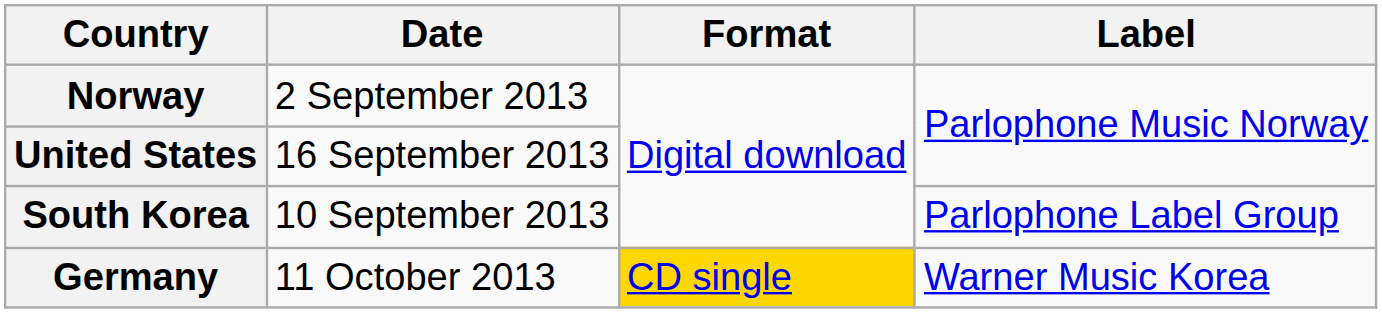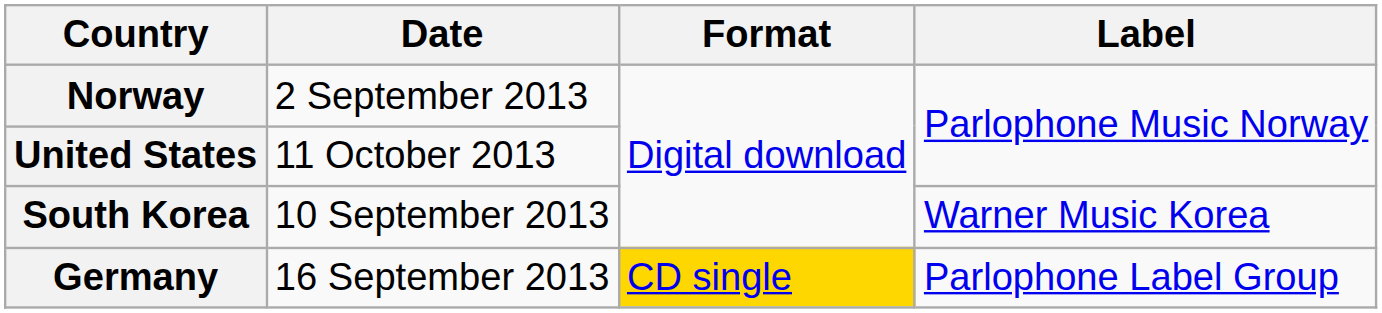(442, 155) 16 September 2013 -> (415, 155) 11 October 2013
(1131, 215) Parlophone Label Group -> (1097, 215) Warner Music Korea
(415, 276) 11 October 2013 -> (442, 276) 16 September 2013
(1097, 276) Warner Music Korea -> (1131, 276) Parlophone Label Group
